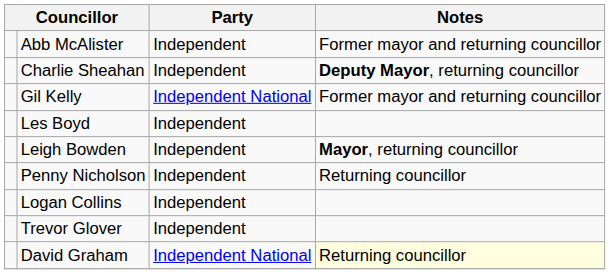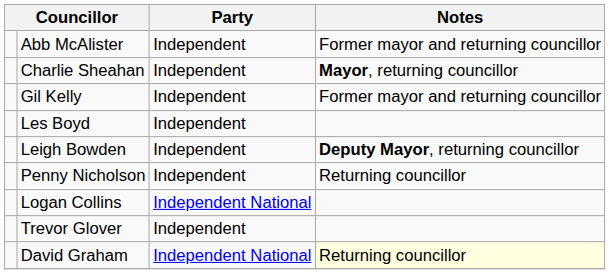(449, 70) Deputy Mayor, returning councillor -> (419, 70) Mayor, returning councillor
(232, 96) Independent National -> (199, 96) Independent
(419, 149) Mayor, returning councillor -> (449, 149) Deputy Mayor, returning councillor
(199, 202) Independent -> (232, 202) Independent National
